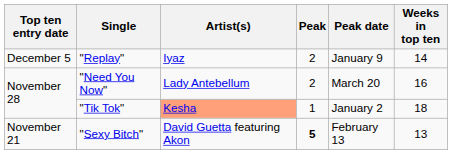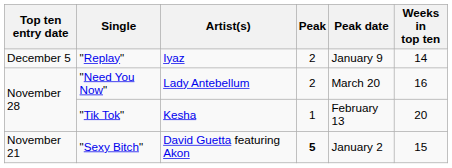(180, 108) lightsalmon background -> (180, 115) no background
(357, 108) January 2 -> (355, 115) February 13
(421, 108) 18 -> (421, 115) 20
(355, 133) February 13 -> (357, 146) January 2
(421, 133) 13 -> (421, 146) 15
